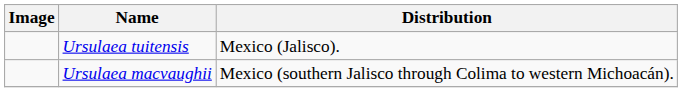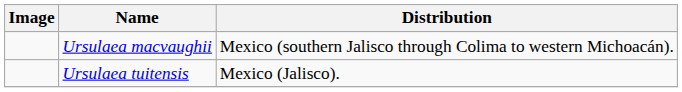rows swapped: (137, 73) <-> (126, 45)
